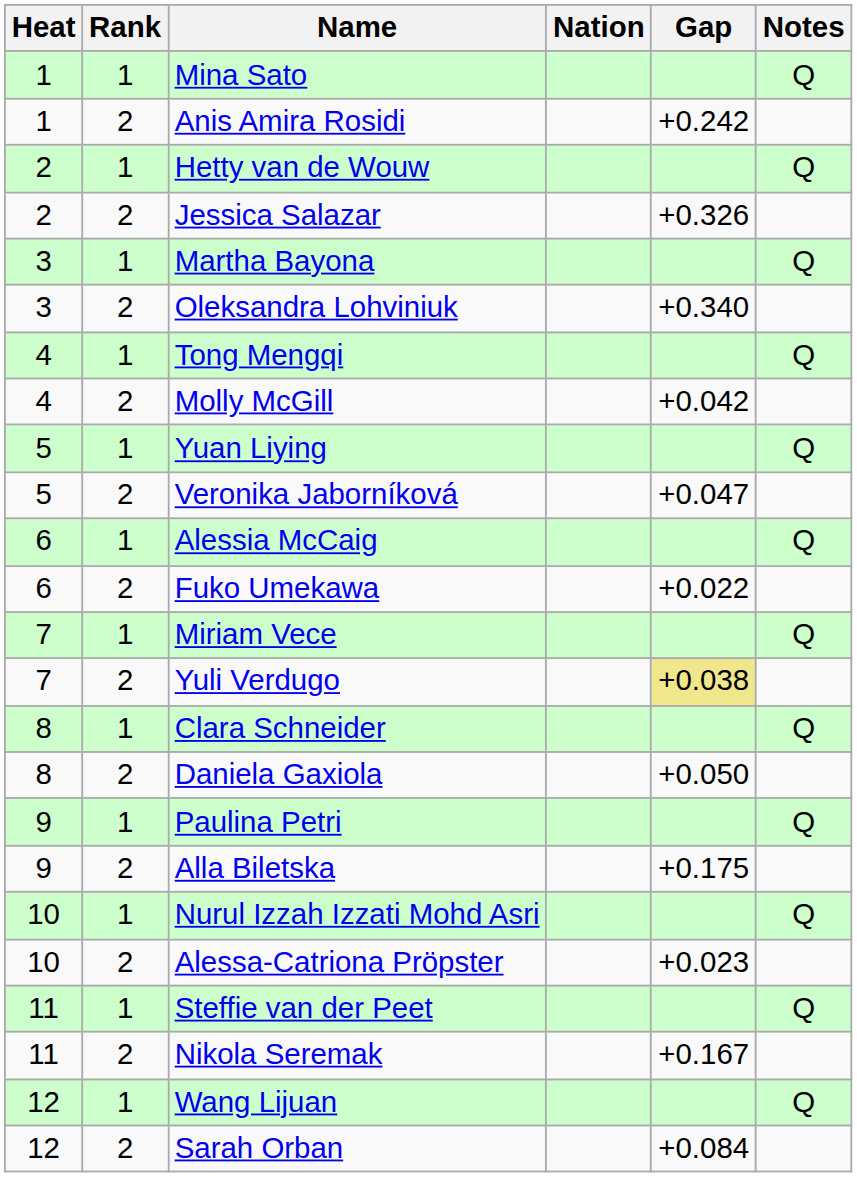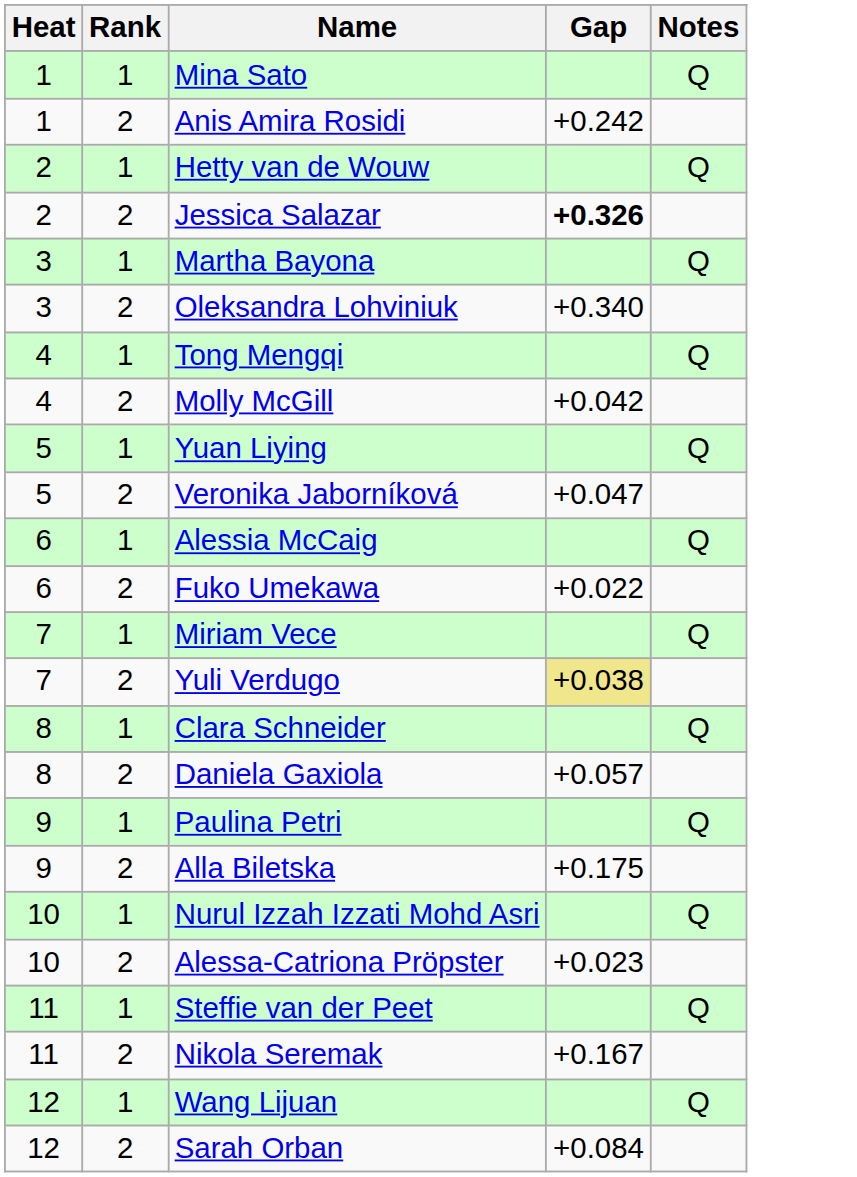- column: (599, 27)
(704, 214) normal -> (599, 214) bold
(704, 774) +0.050 -> (599, 774) +0.057
